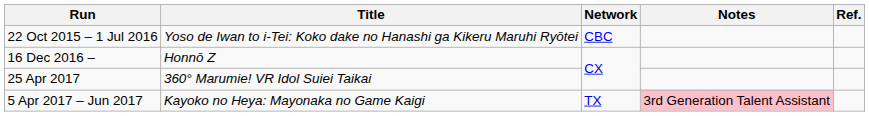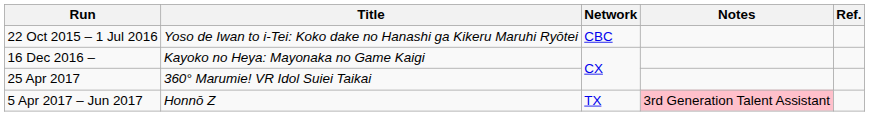(190, 57) Honnō Z -> (294, 57) Kayoko no Heya: Mayonaka no Game Kaigi
(294, 100) Kayoko no Heya: Mayonaka no Game Kaigi -> (190, 100) Honnō Z
